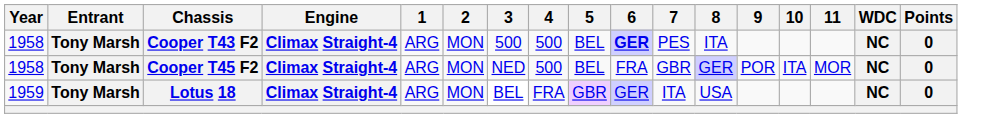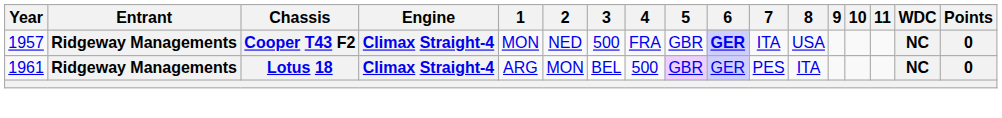(26, 43) 1958 -> (26, 43) 1957
(96, 43) Tony Marsh -> (144, 43) Ridgeway Managements
(422, 43) ARG -> (520, 43) MON
(465, 43) MON -> (565, 43) NED
(549, 43) 500 -> (645, 43) FRA
(590, 43) BEL -> (686, 43) GBR
(674, 43) PES -> (769, 43) ITA
(716, 43) ITA -> (808, 43) USA
- row: (203, 68)
(26, 93) 1959 -> (26, 68) 1961
(96, 93) Tony Marsh -> (144, 68) Ridgeway Managements
(549, 93) FRA -> (645, 68) 500
(674, 93) ITA -> (769, 68) PES
(716, 93) USA -> (808, 68) ITA
